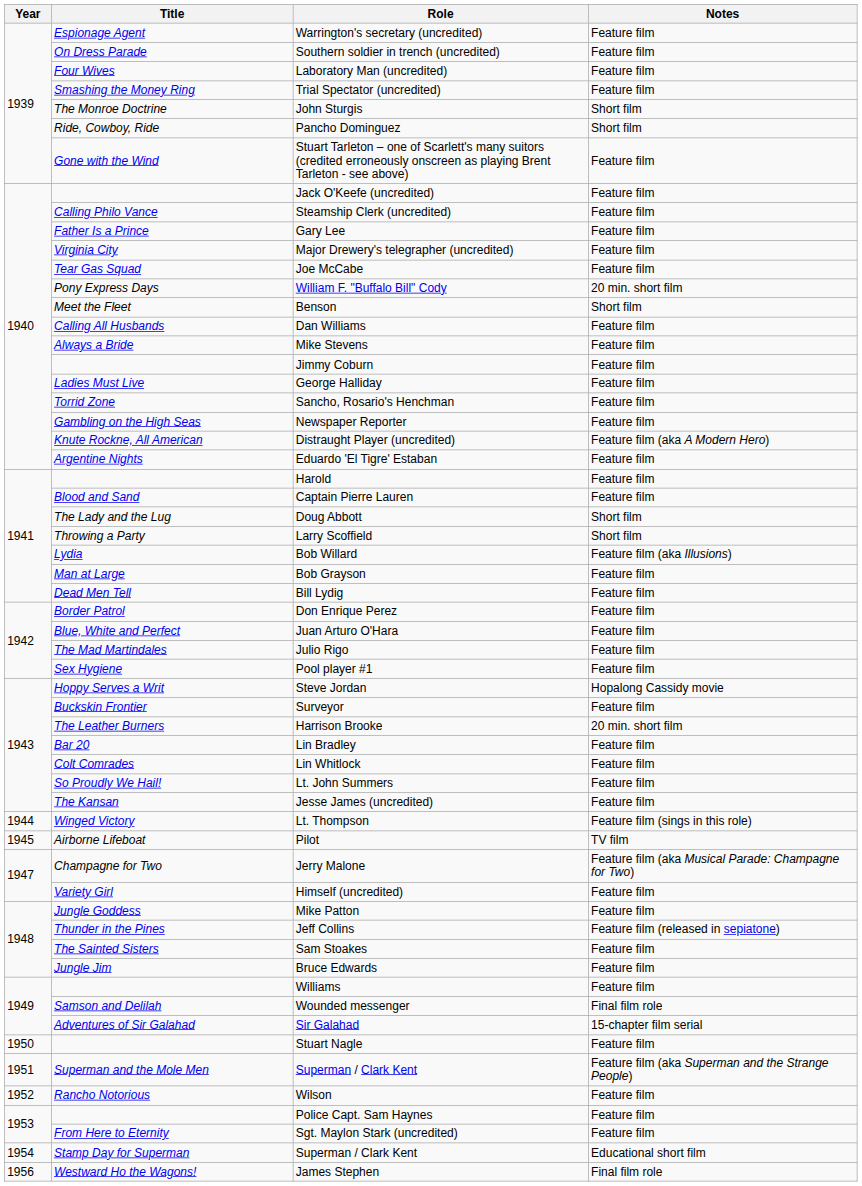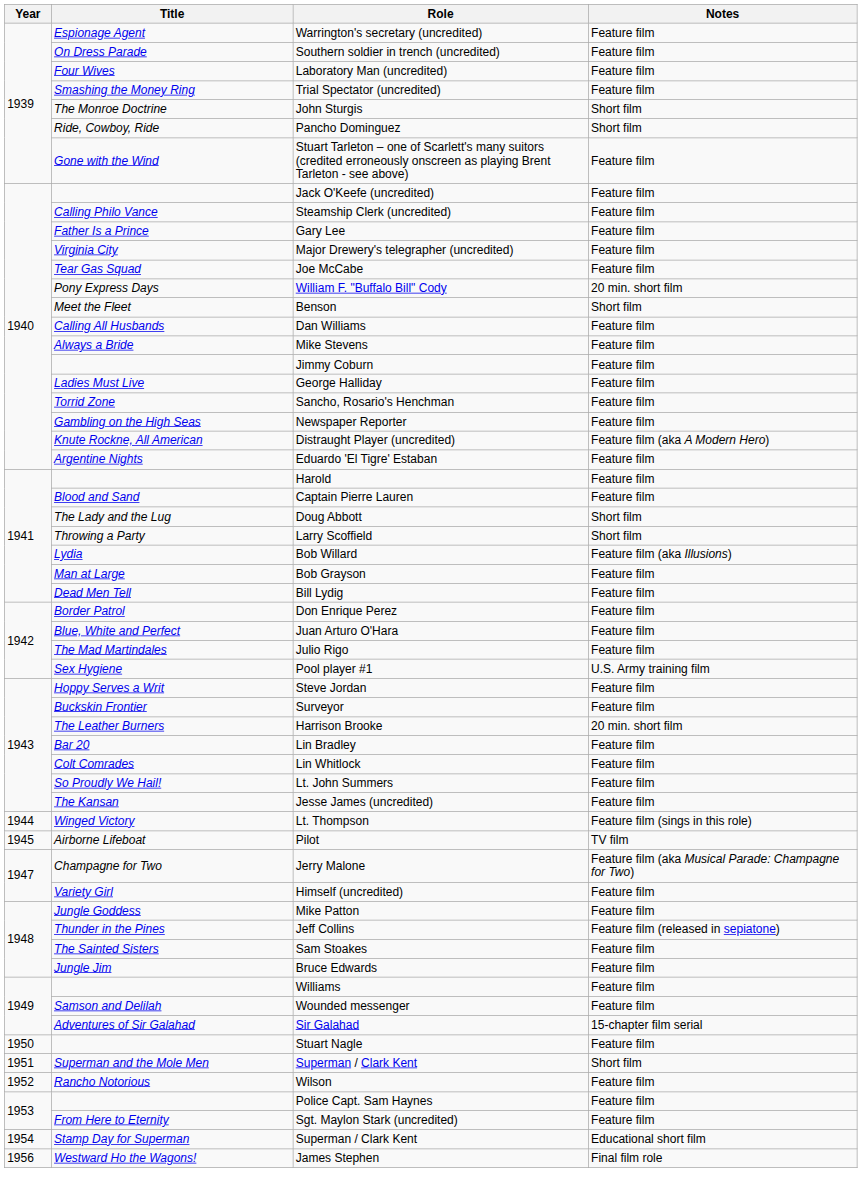(623, 669) Feature film -> (650, 669) U.S. Army training film
(657, 688) Hopalong Cassidy movie -> (623, 688) Feature film
(627, 1006) Final film role -> (623, 1006) Feature film
(710, 1069) Feature film (aka Superman and the Strange People) -> (616, 1063) Short film
